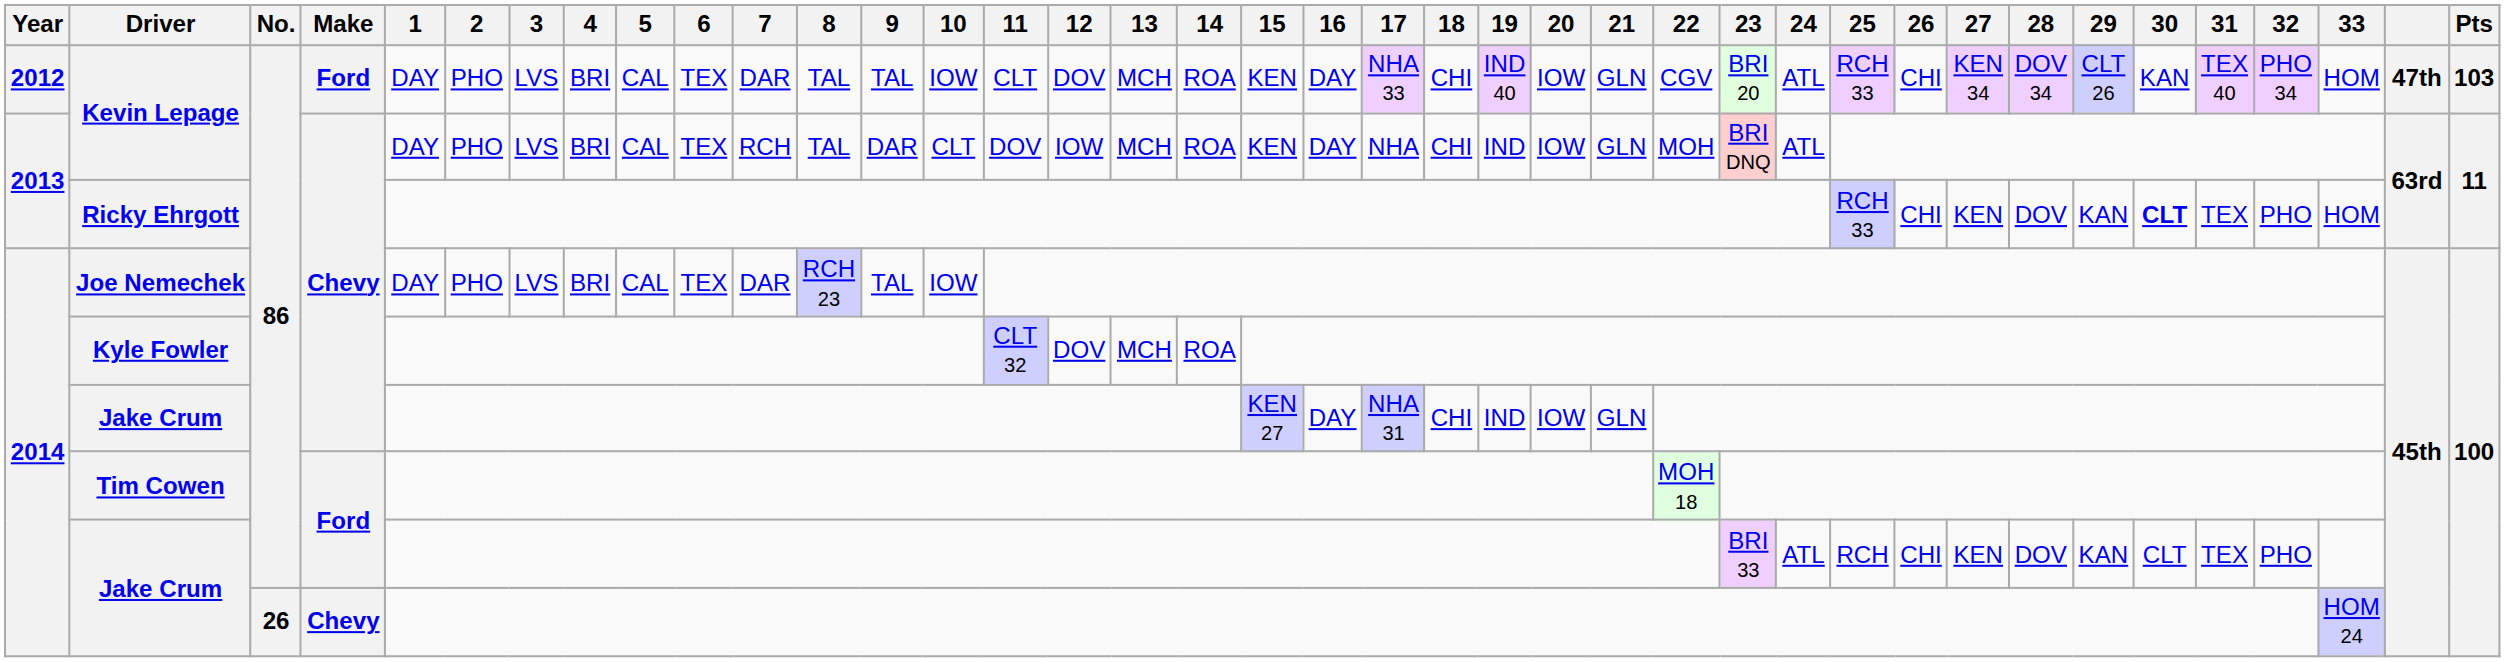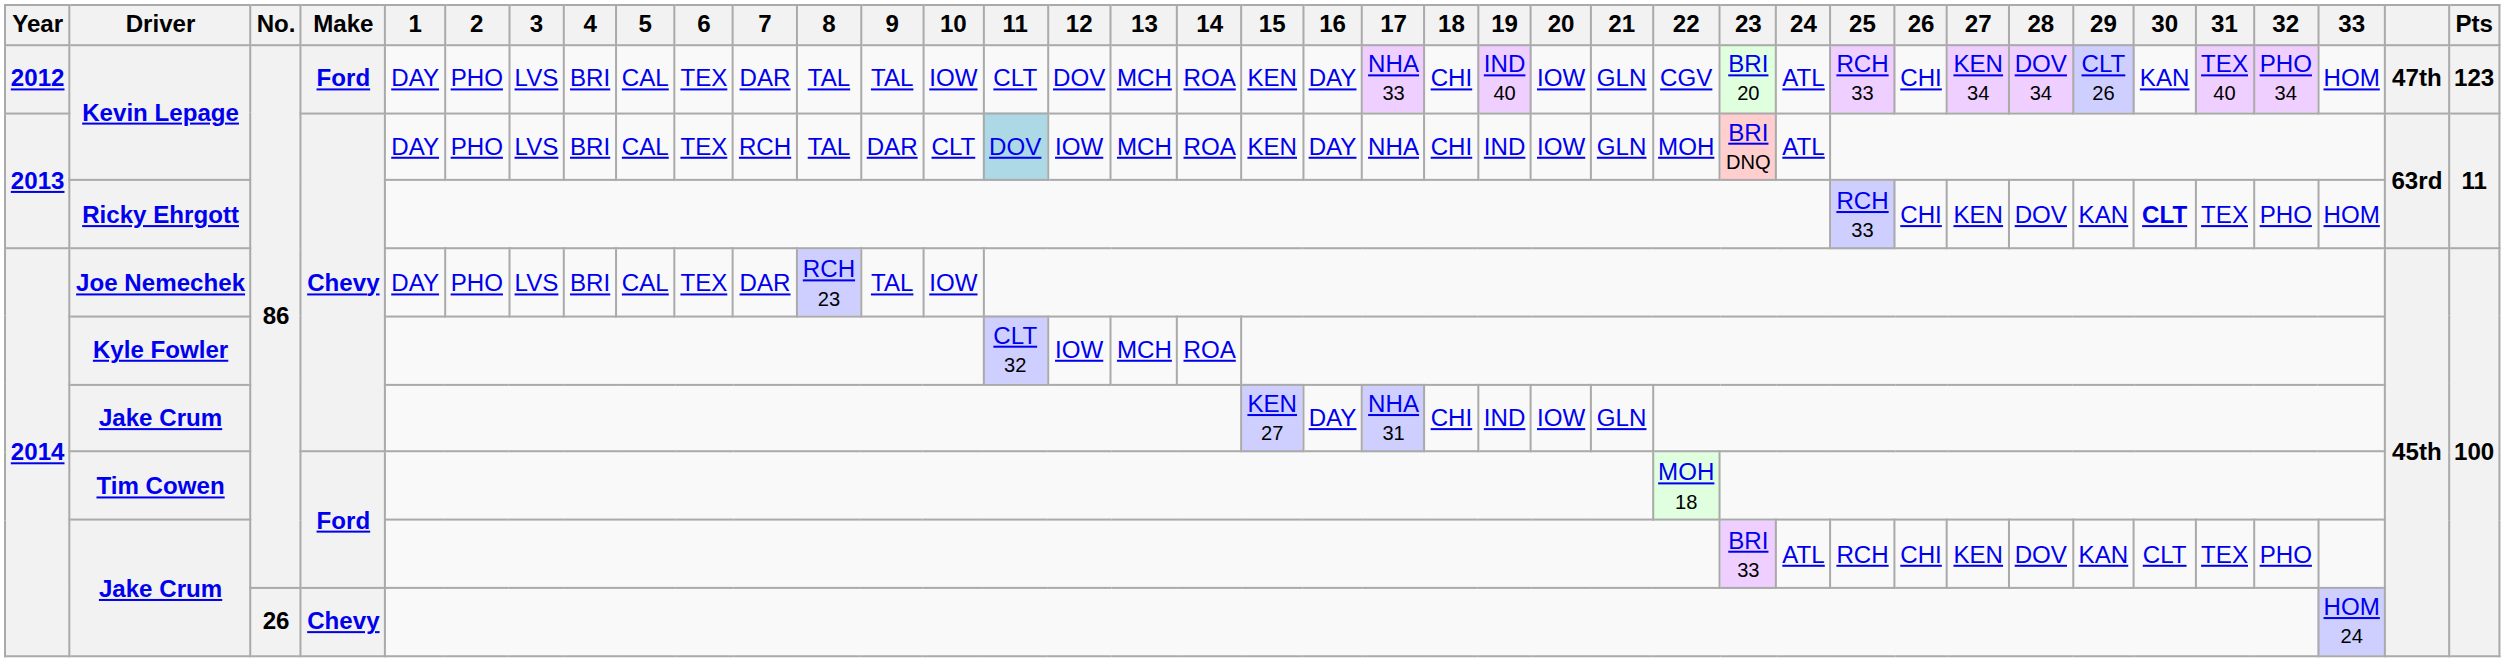(2474, 79) 103 -> (2474, 79) 123
(1015, 147) no background -> (1015, 147) lightblue background
(1079, 350) DOV -> (1079, 350) IOW
